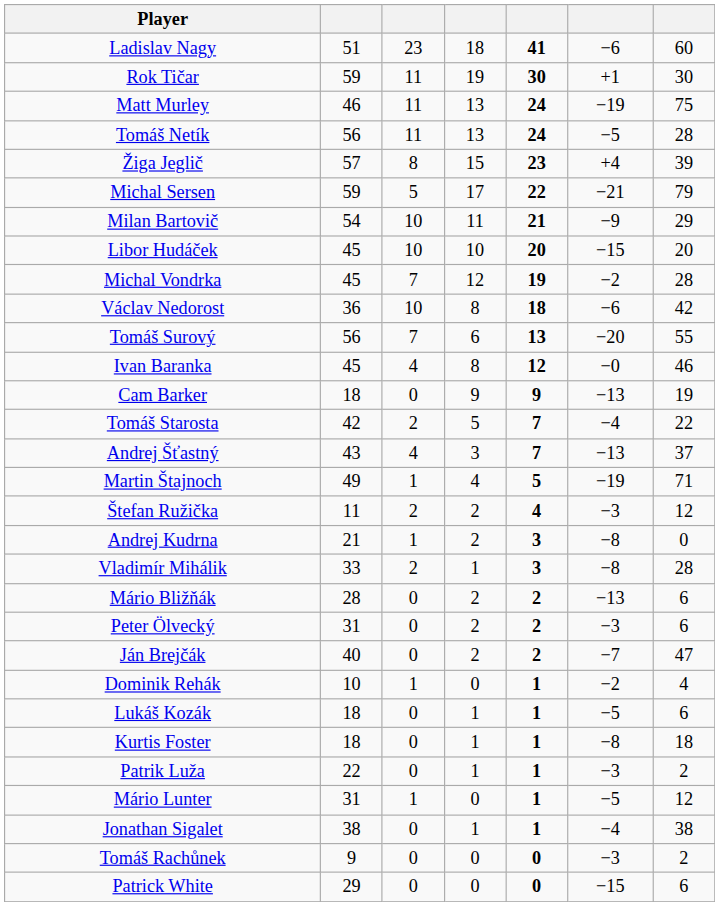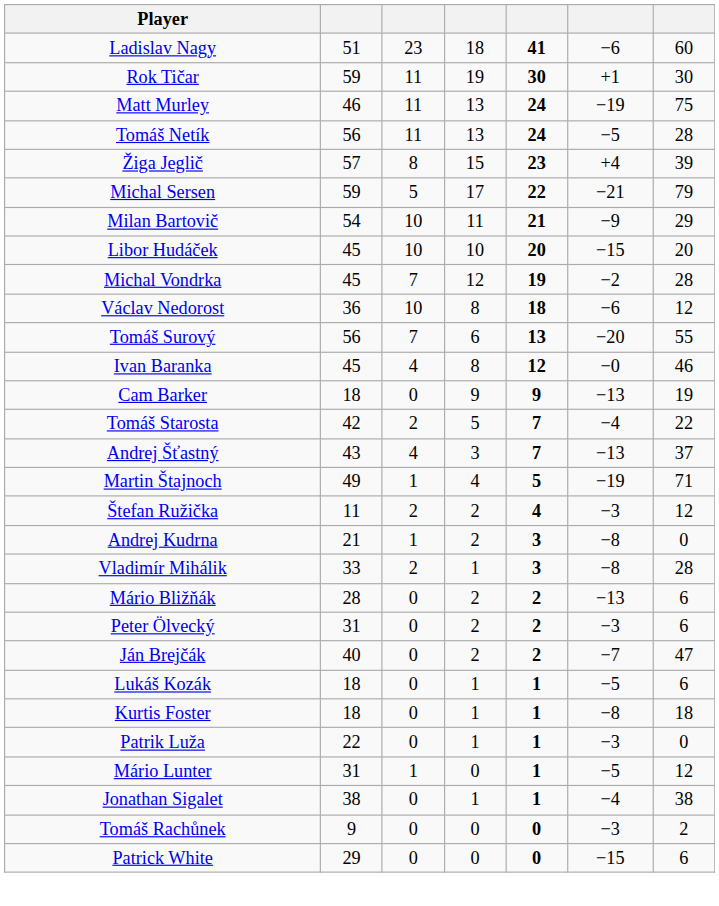(684, 308) 42 -> (684, 308) 12
- row: (163, 684)
(684, 771) 2 -> (684, 742) 0
